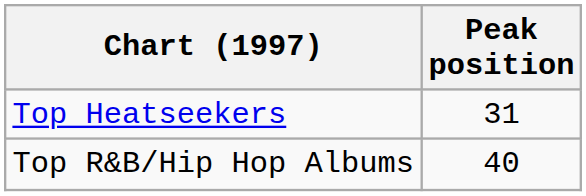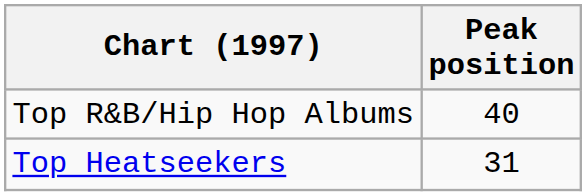rows swapped: (213, 164) <-> (149, 115)
